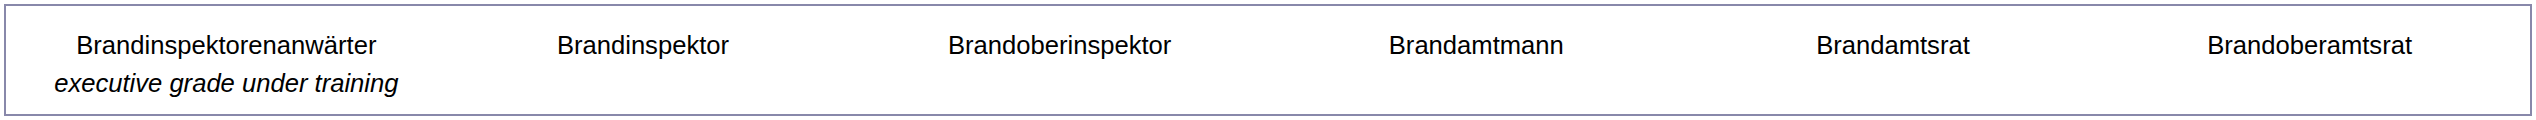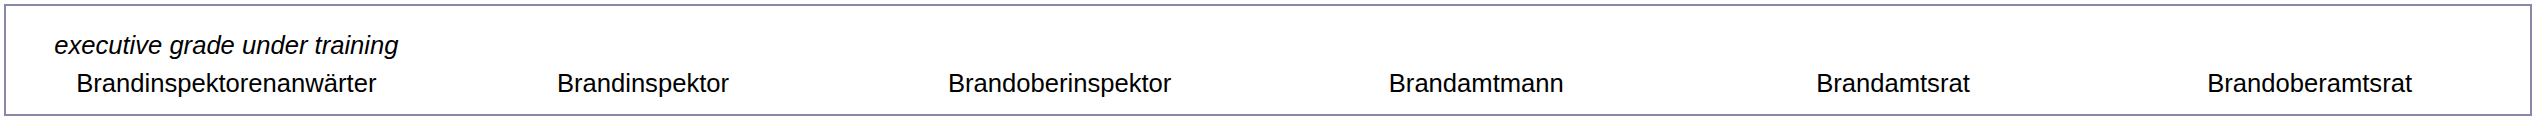rows swapped: (226, 45) <-> (226, 83)
